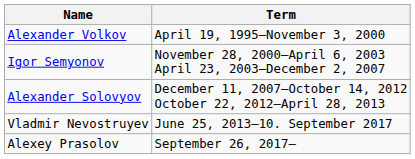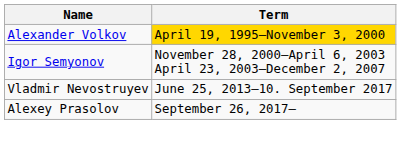(270, 35) no background -> (270, 35) gold background
- row: (74, 96)
